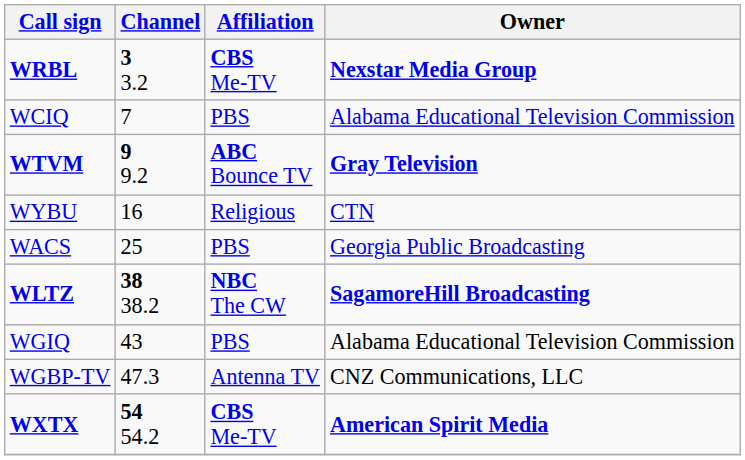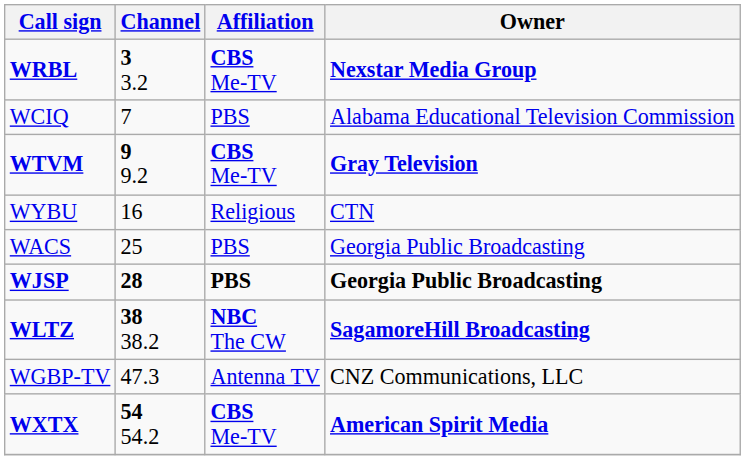(261, 164) ABC Bounce TV -> (244, 164) CBS Me-TV
+ row: (39, 281)
- row: (40, 341)
